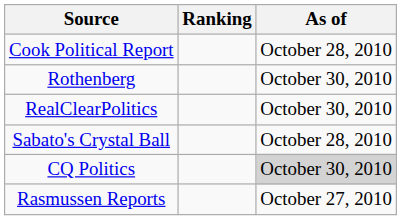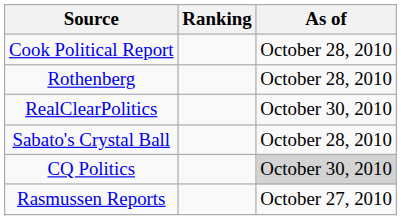(326, 79) October 30, 2010 -> (326, 79) October 28, 2010
